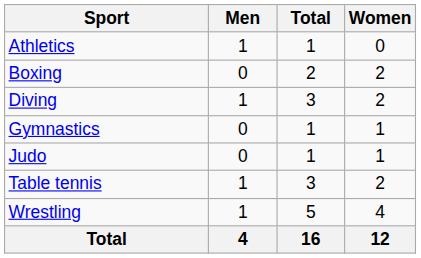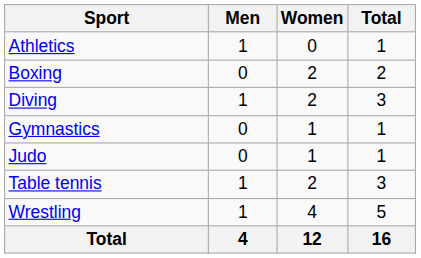columns swapped: (380, 18) <-> (311, 18)
